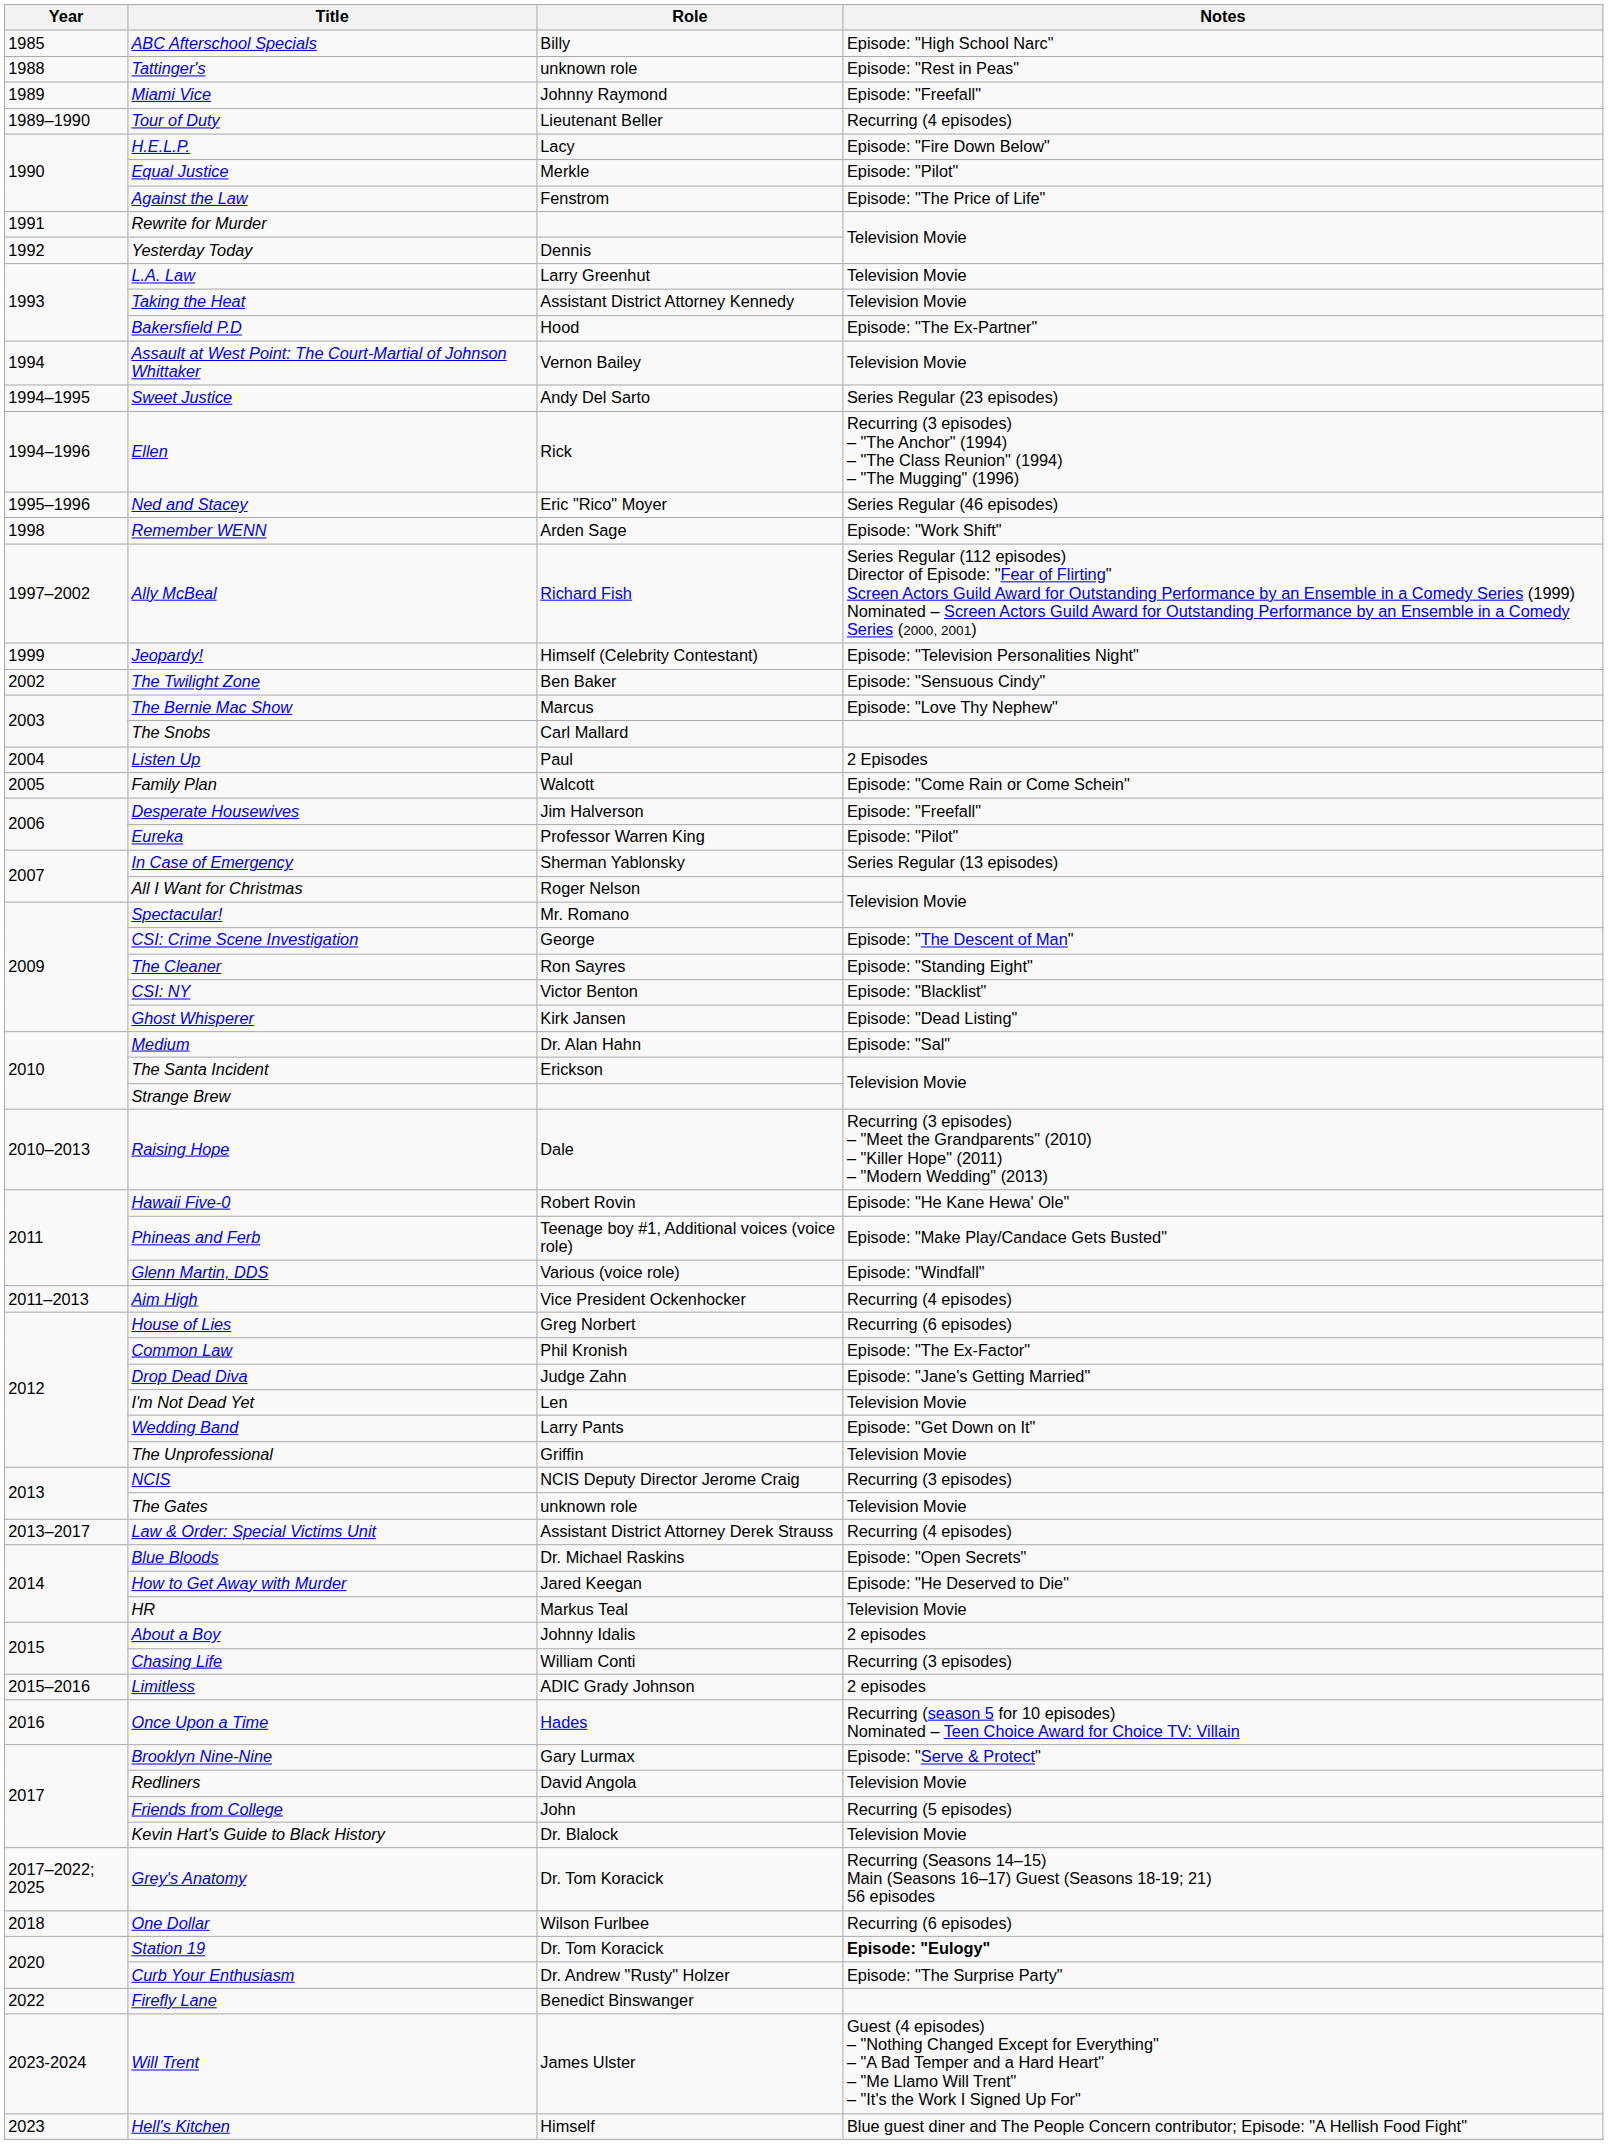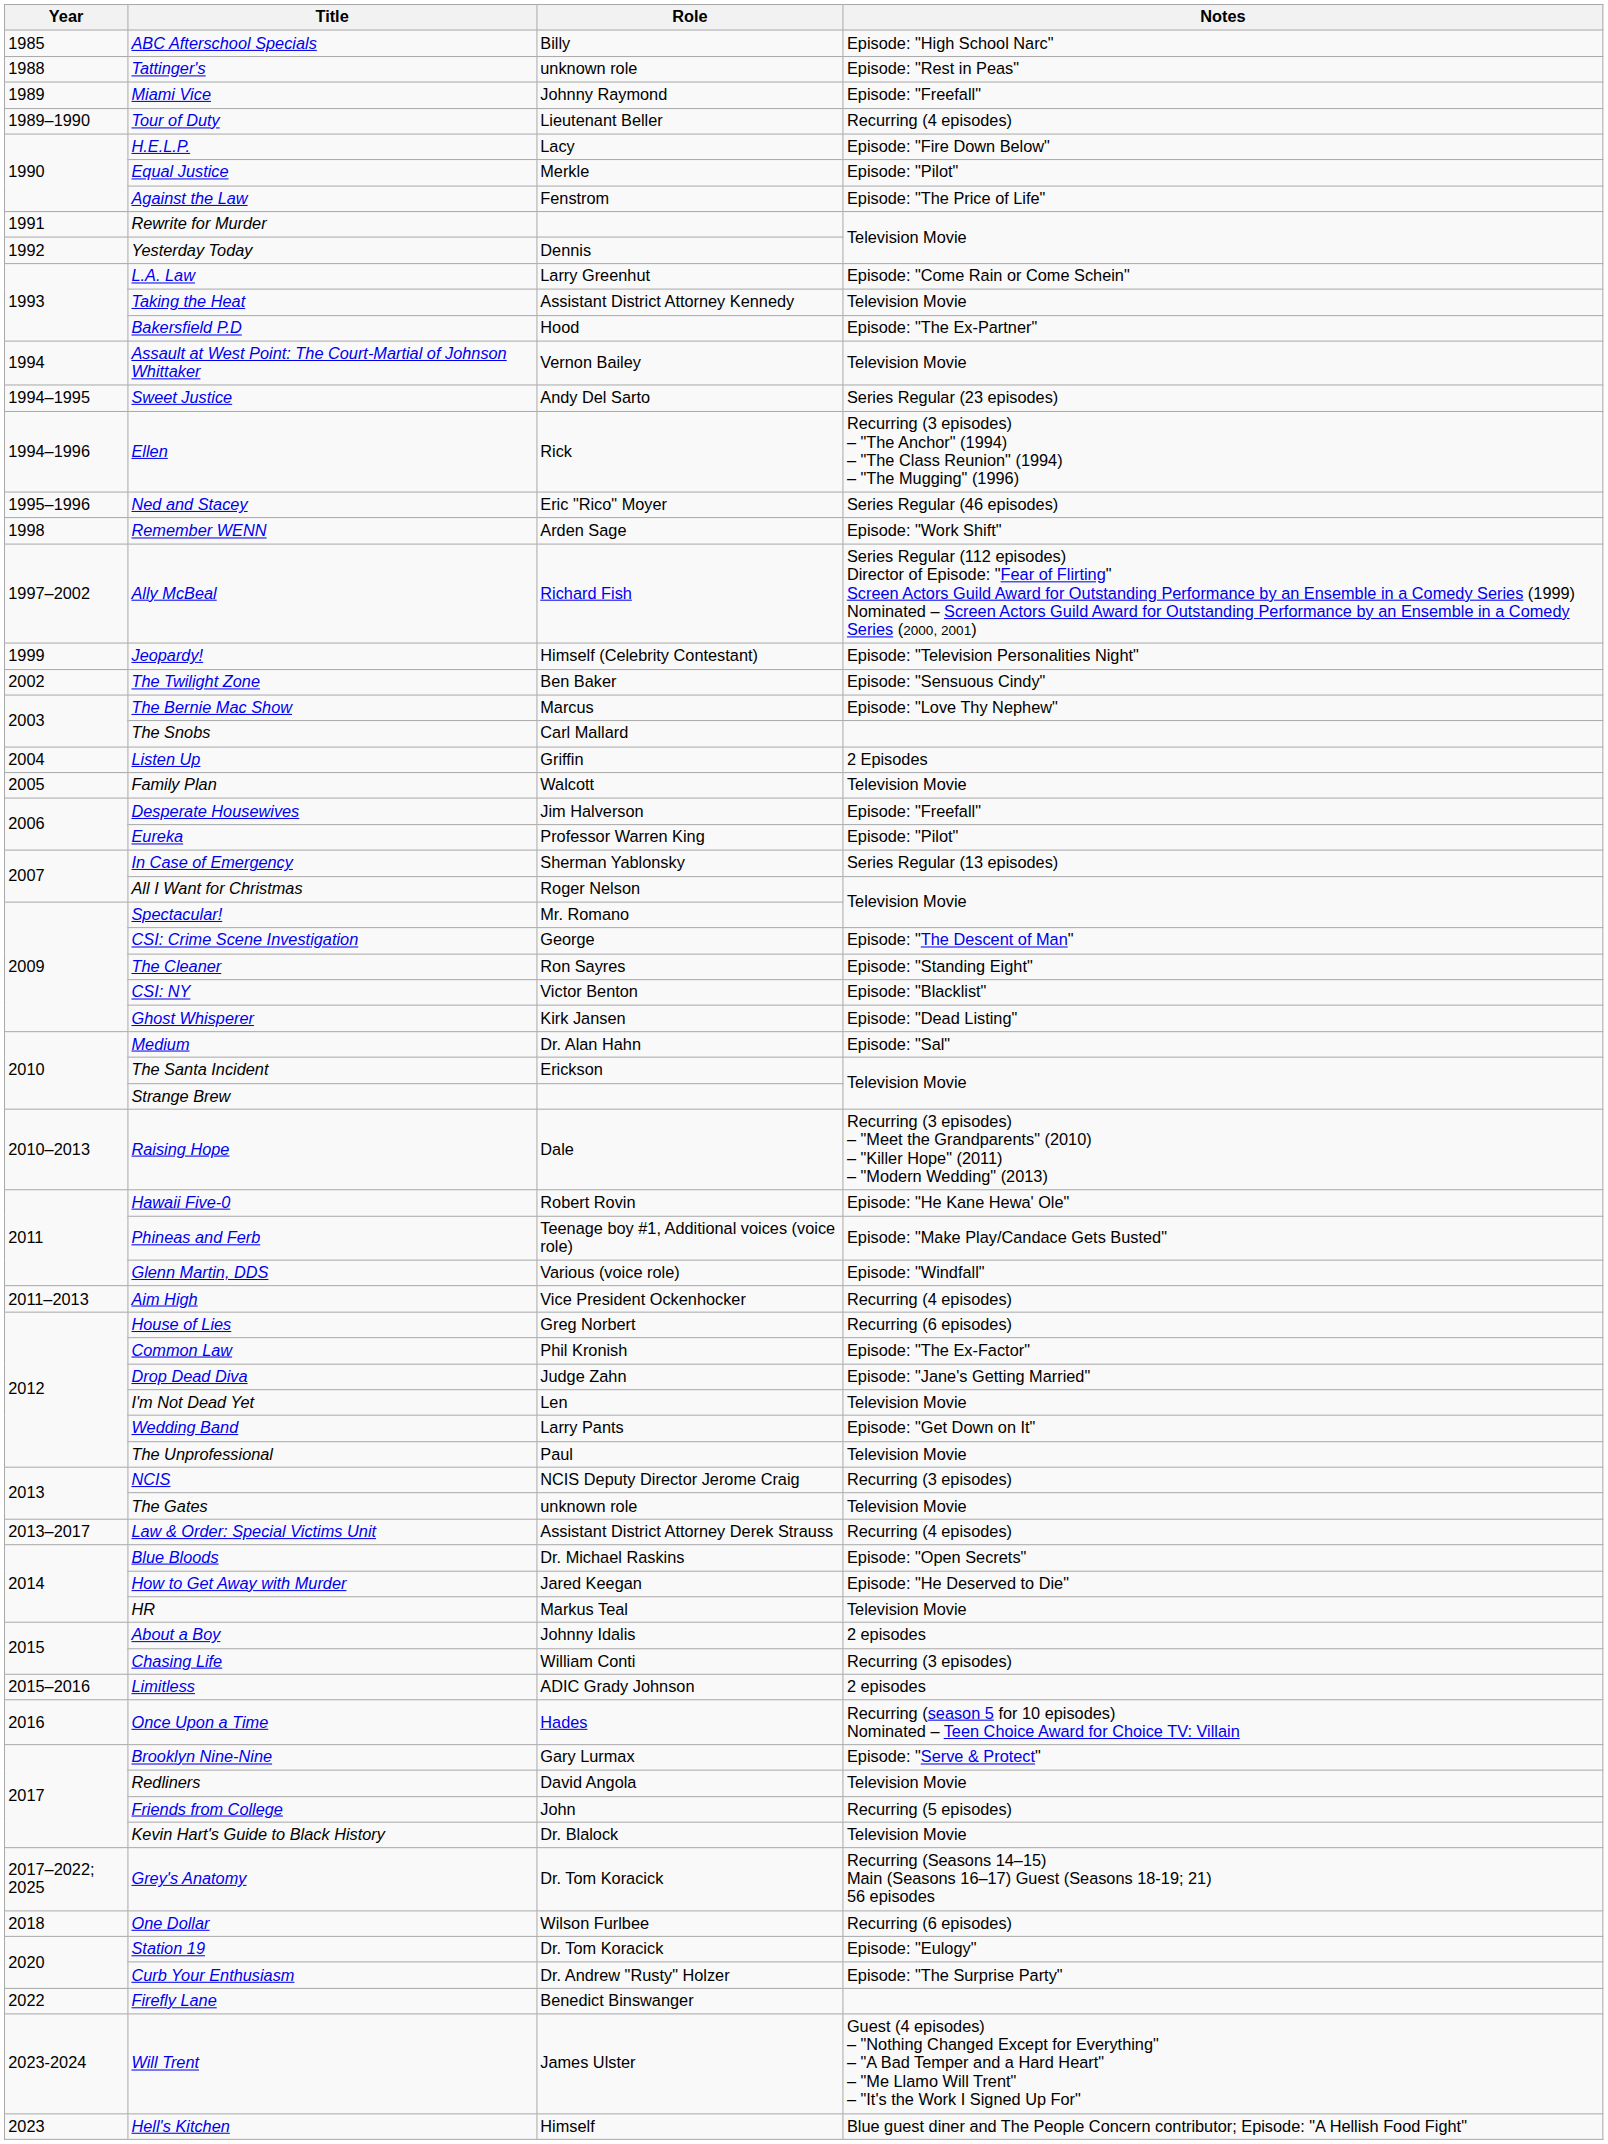(907, 276) Television Movie -> (988, 276) Episode: "Come Rain or Come Schein"
(557, 759) Paul -> (562, 759) Griffin
(988, 785) Episode: "Come Rain or Come Schein" -> (907, 785) Television Movie
(562, 1454) Griffin -> (557, 1454) Paul
(919, 1949) bold -> (912, 1949) normal
